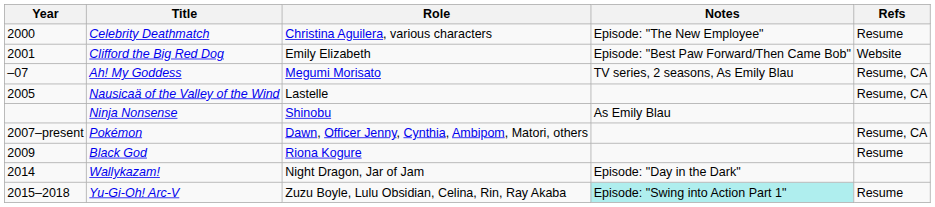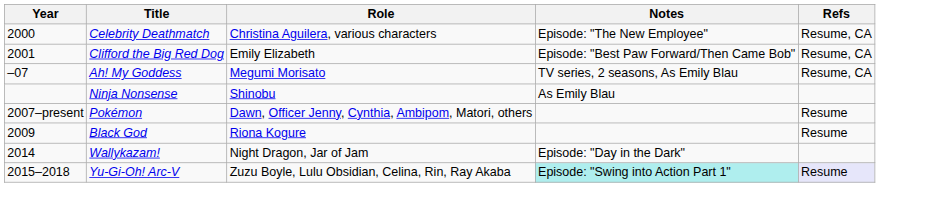(880, 34) Resume -> (836, 34) Resume, CA
(879, 53) Website -> (836, 53) Resume, CA
- row: (184, 93)
(892, 133) Resume, CA -> (824, 113) Resume
(880, 192) no background -> (824, 172) lavender background
